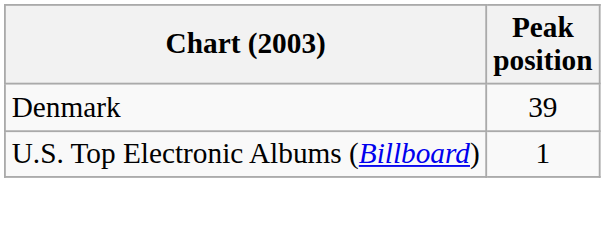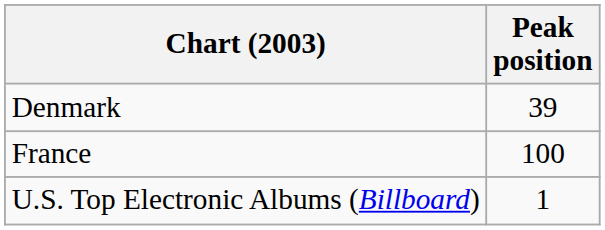+ row: (51, 153)
